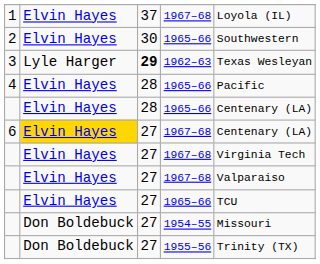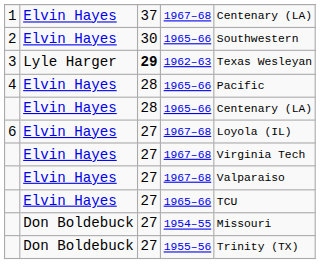(254, 16) Loyola (IL) -> (264, 16) Centenary (LA)
(70, 132) gold background -> (70, 132) no background
(264, 132) Centenary (LA) -> (254, 132) Loyola (IL)
